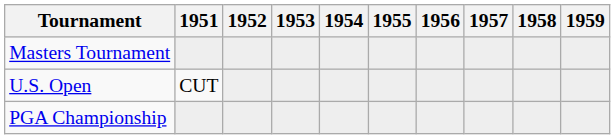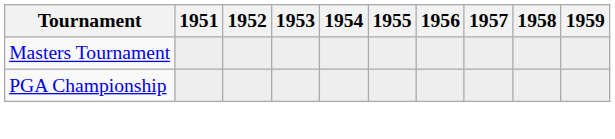- row: (50, 85)
